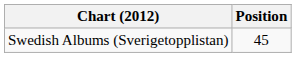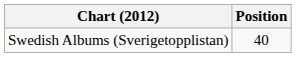(261, 40) 45 -> (261, 40) 40
